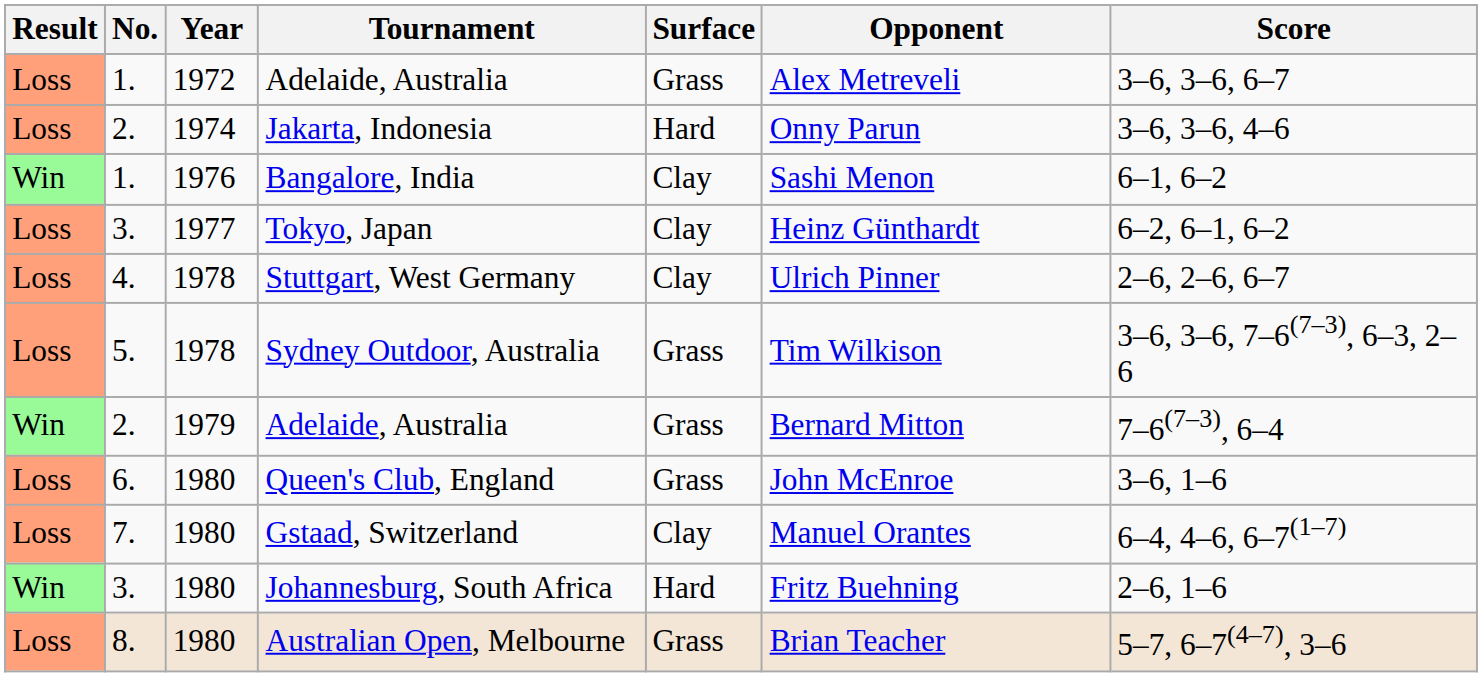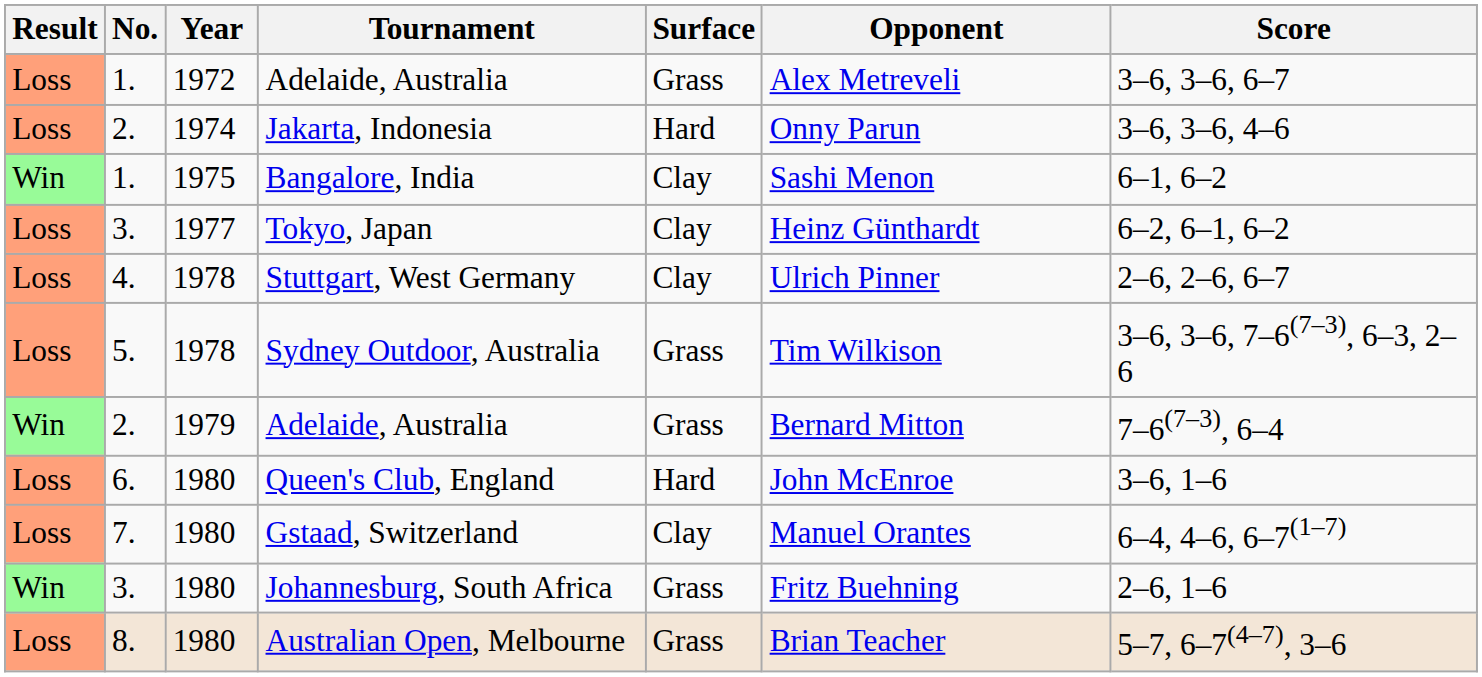(204, 178) 1976 -> (204, 178) 1975
(688, 479) Grass -> (684, 479) Hard
(684, 587) Hard -> (688, 587) Grass
